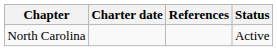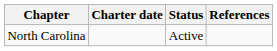columns swapped: (252, 14) <-> (199, 14)
